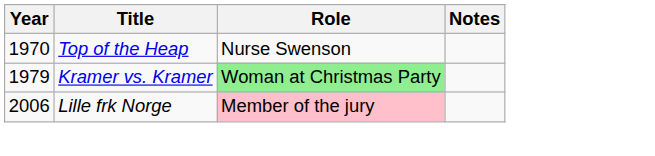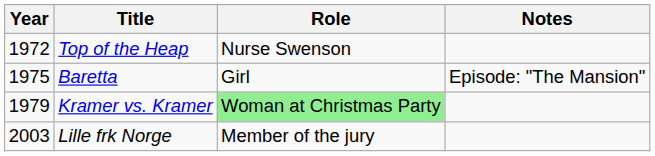(29, 48) 1970 -> (29, 48) 1972
+ row: (88, 77)
(29, 106) 2006 -> (29, 135) 2003
(298, 106) pink background -> (298, 135) no background
